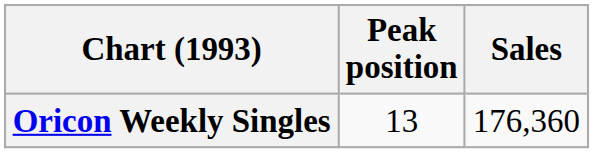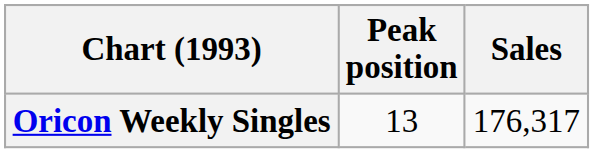(526, 119) 176,360 -> (526, 119) 176,317
